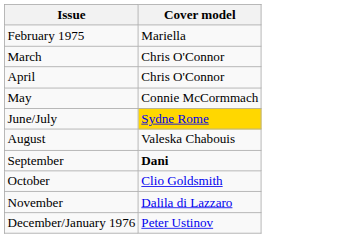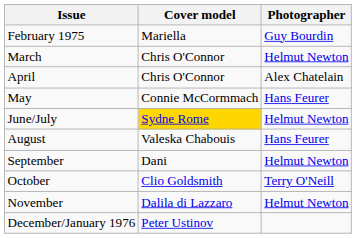+ column: (306, 14)
(155, 160) bold -> (154, 160) normal
